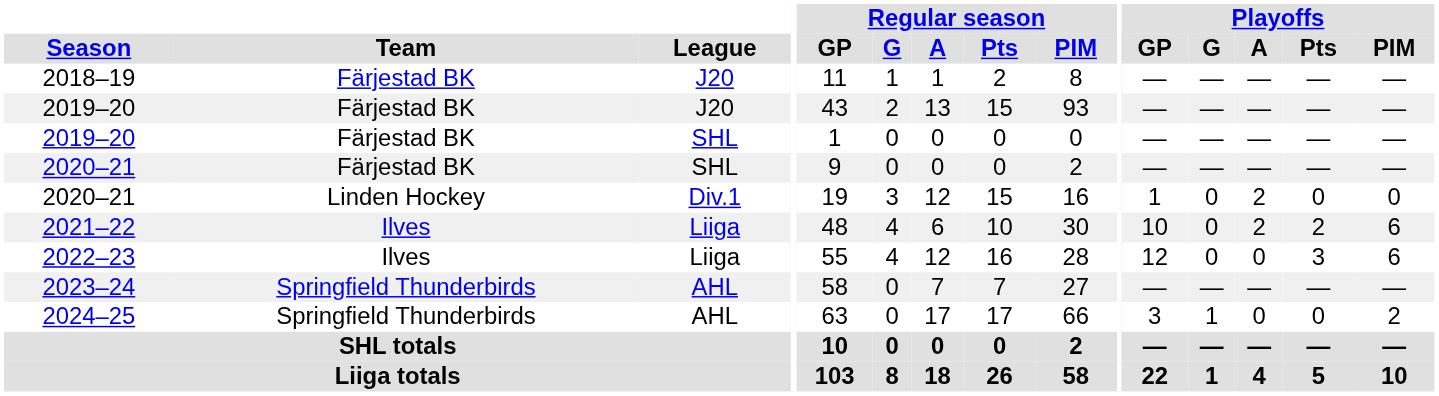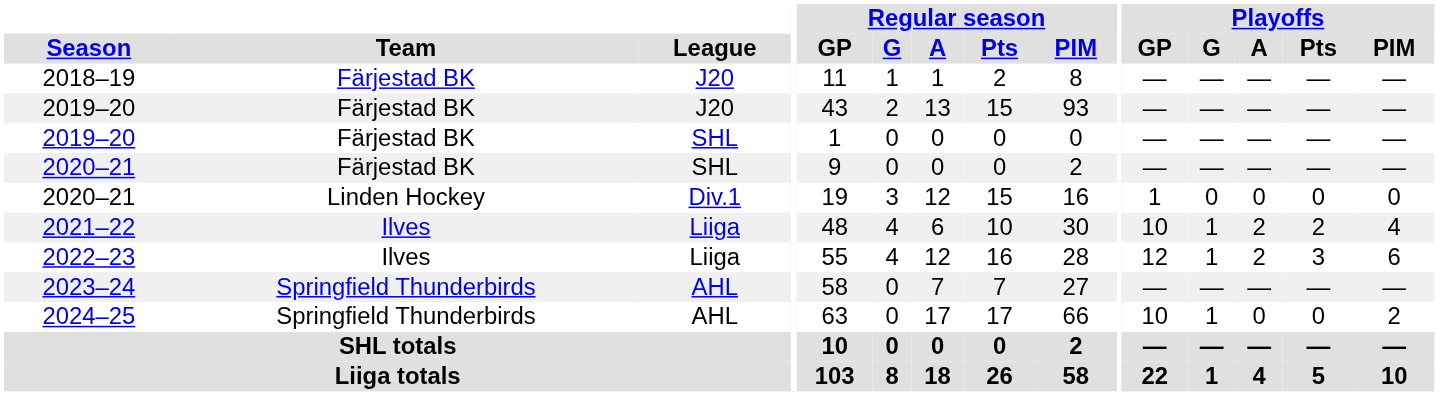(1259, 197) 2 -> (1259, 197) 0
(1212, 227) 0 -> (1212, 227) 1
(1394, 227) 6 -> (1394, 227) 4
(1212, 257) 0 -> (1212, 257) 1
(1259, 257) 0 -> (1259, 257) 2
(1155, 316) 3 -> (1155, 316) 10
